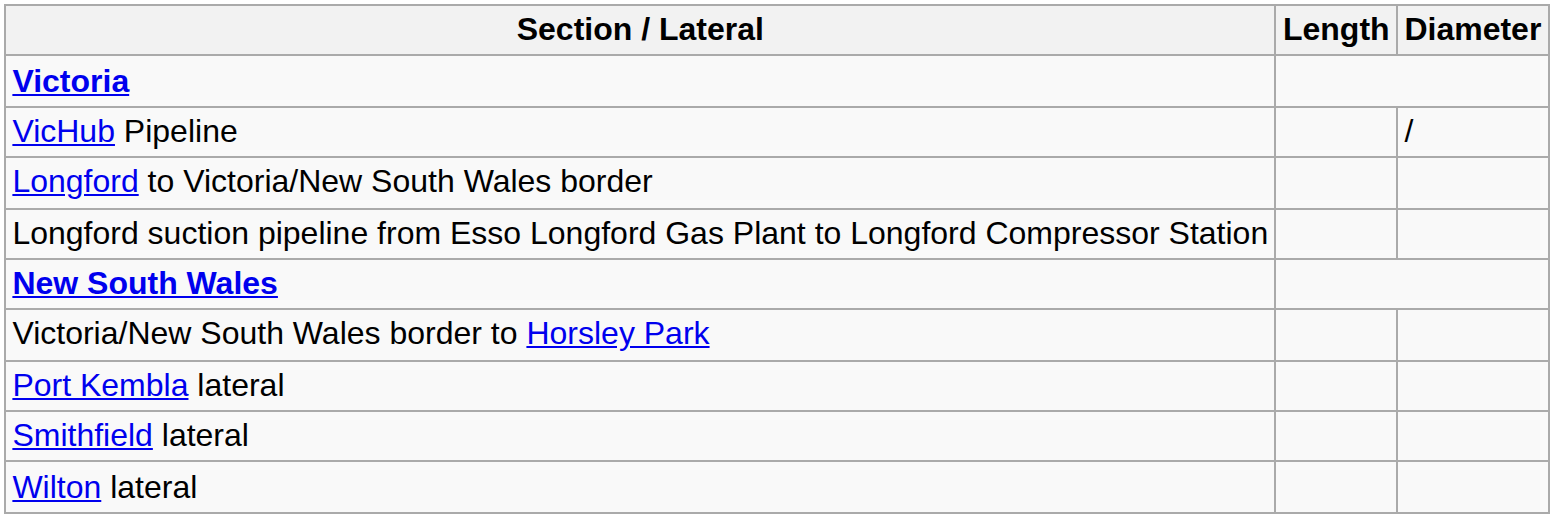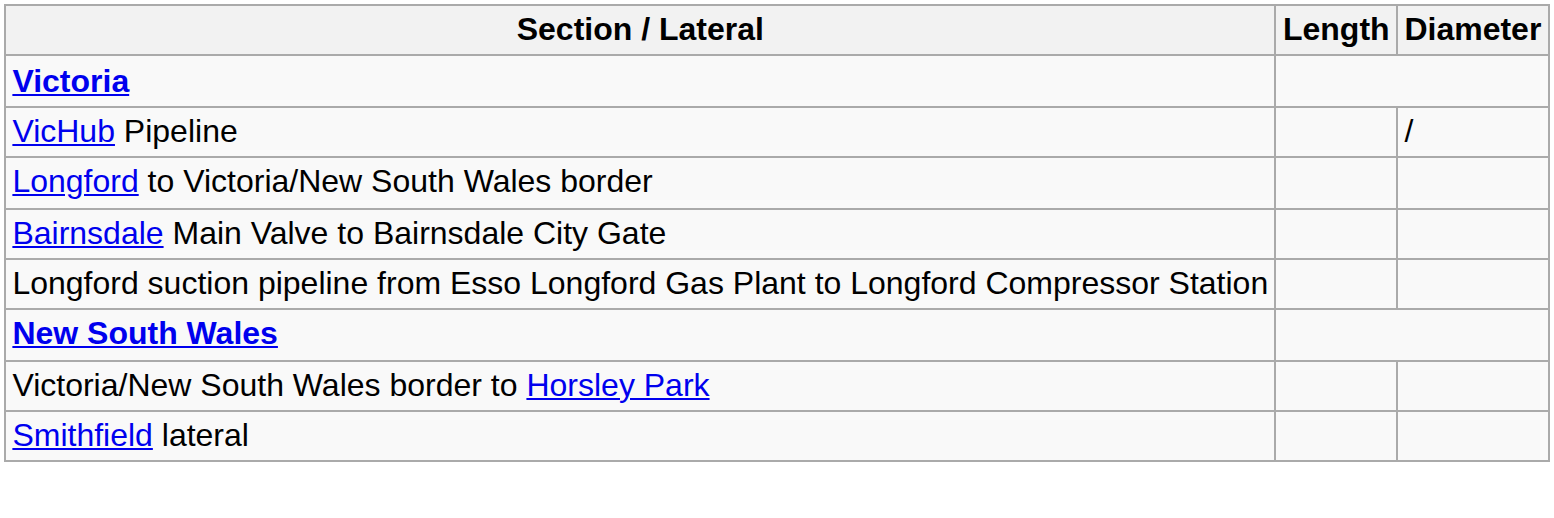+ row: (339, 232)
- row: (148, 385)
- row: (105, 486)
